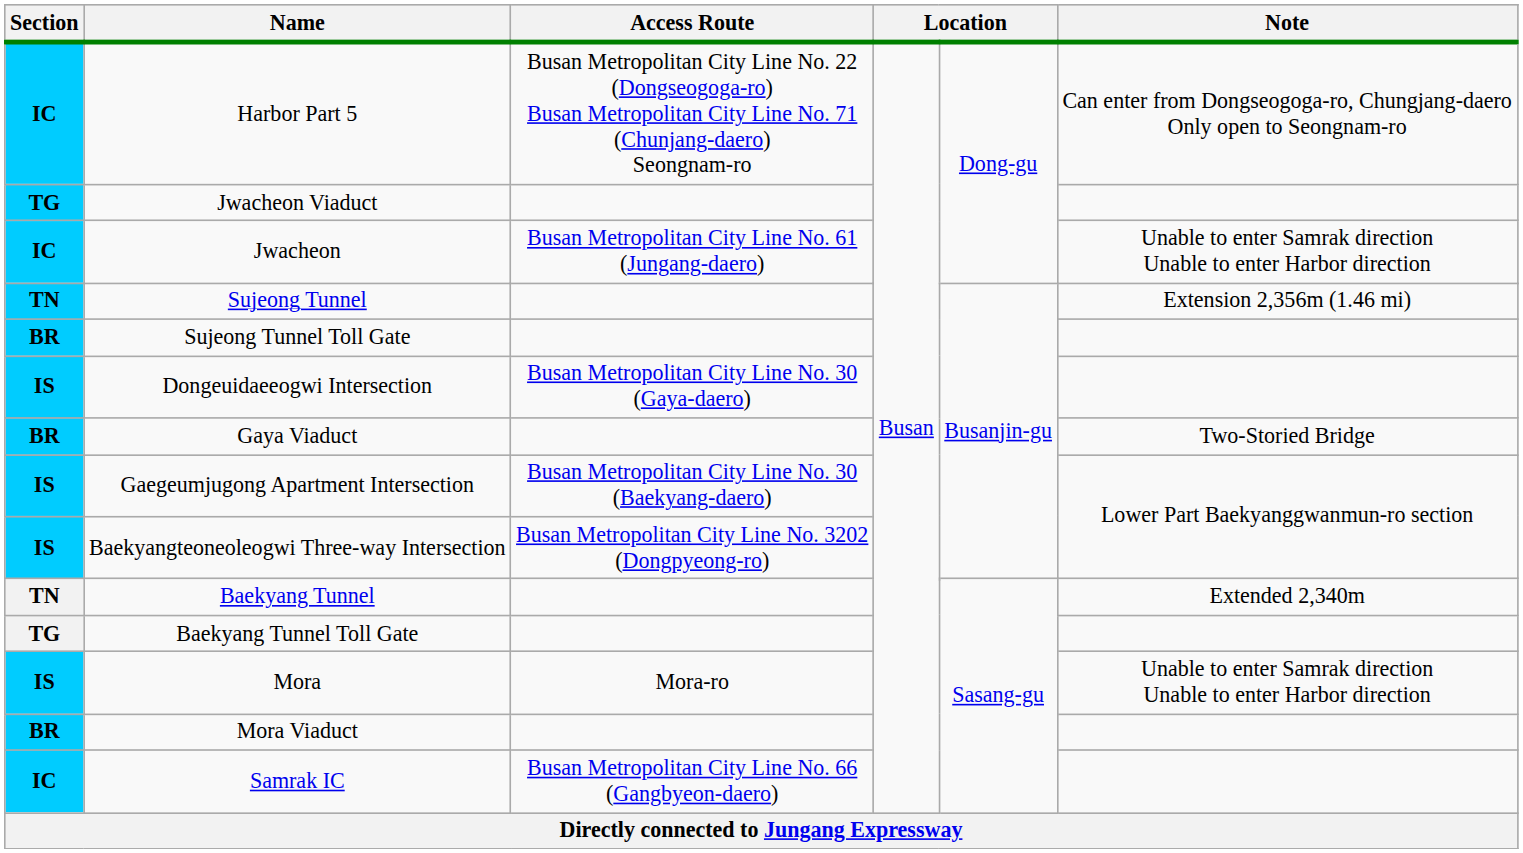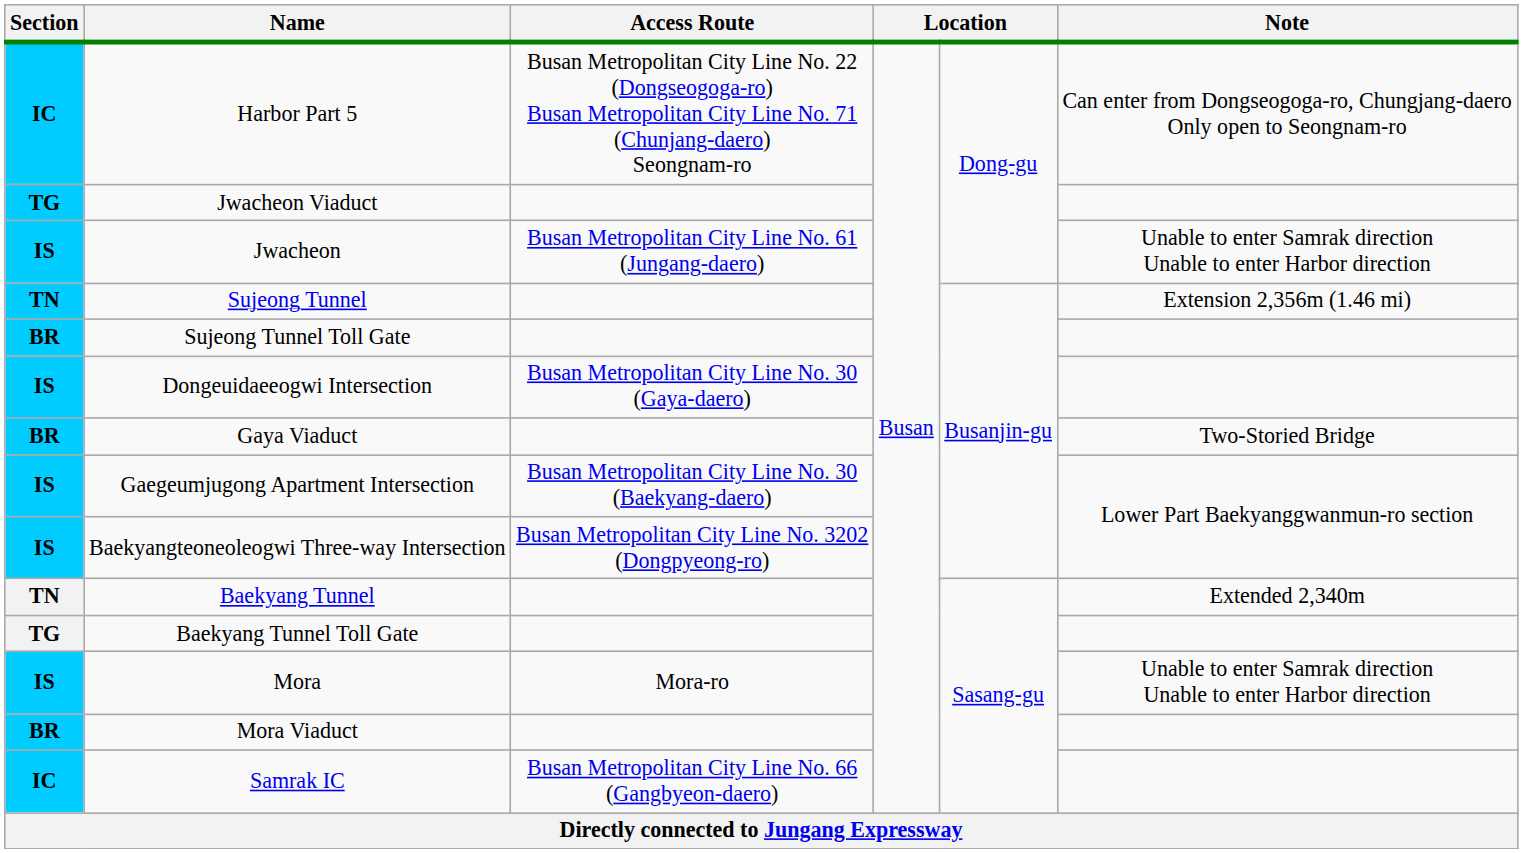(44, 251) IC -> (44, 251) IS
